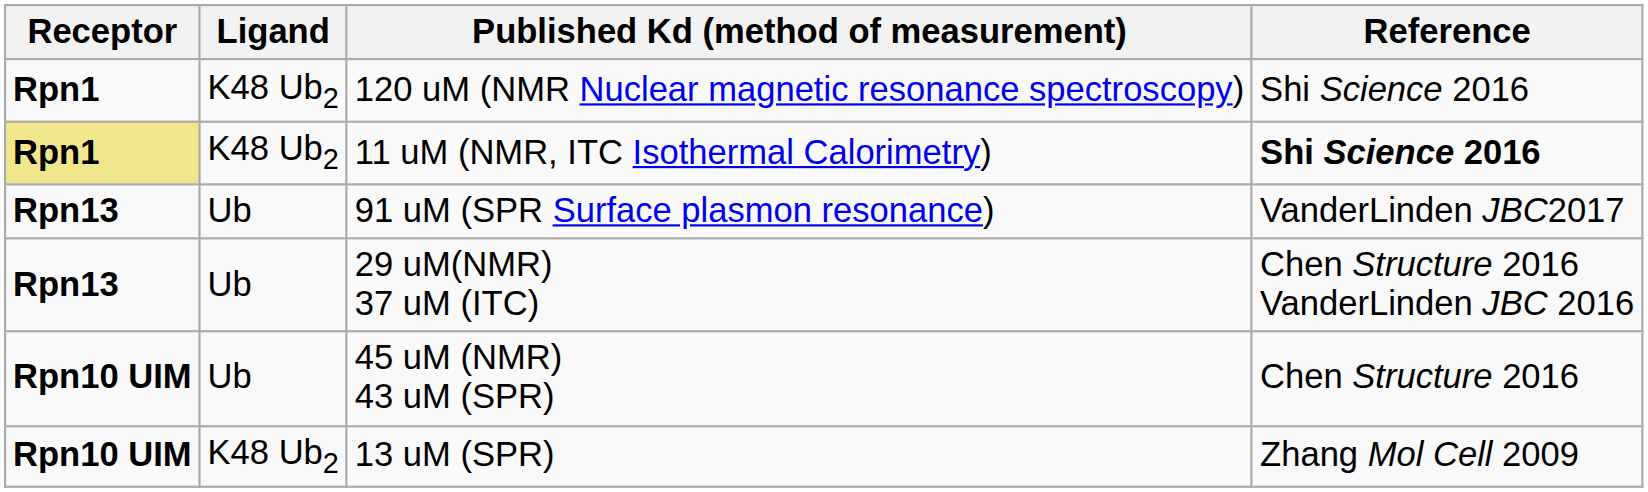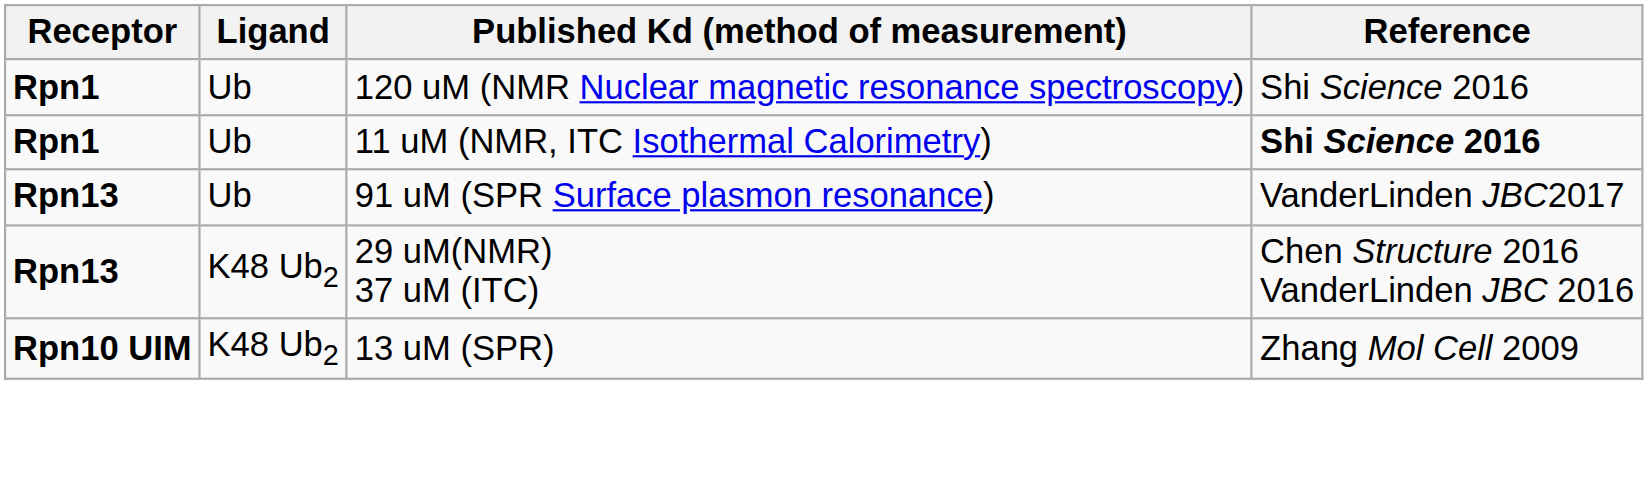(273, 91) K48 Ub2 -> (230, 86) Ub
(56, 151) khaki background -> (56, 141) no background
(273, 152) K48 Ub2 -> (230, 141) Ub
(230, 284) Ub -> (273, 271) K48 Ub2
- row: (458, 378)
